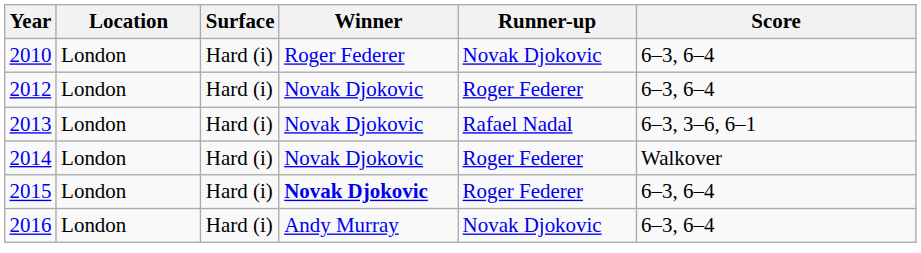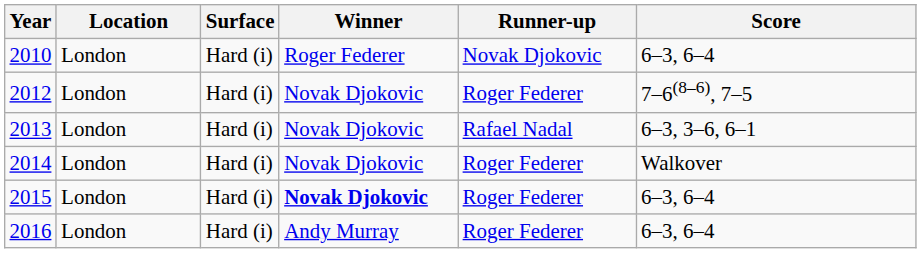(678, 89) 6–3, 6–4 -> (697, 91) 7–6(8–6), 7–5
(532, 225) Novak Djokovic -> (523, 230) Roger Federer
